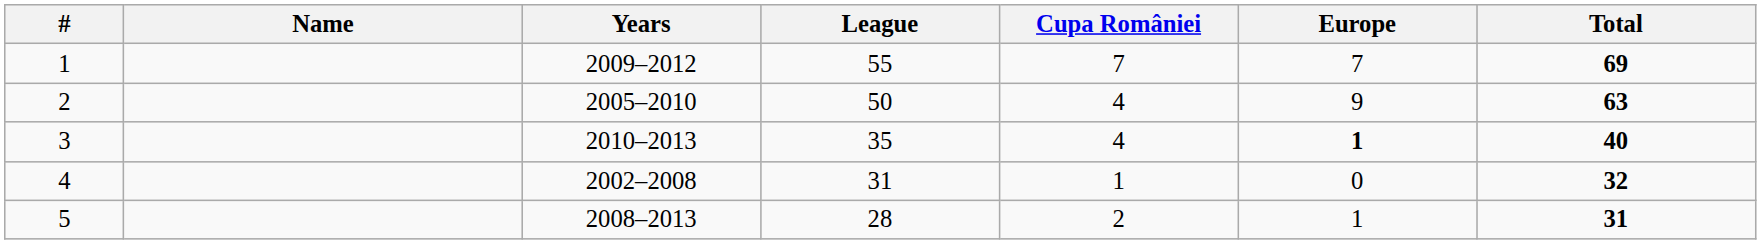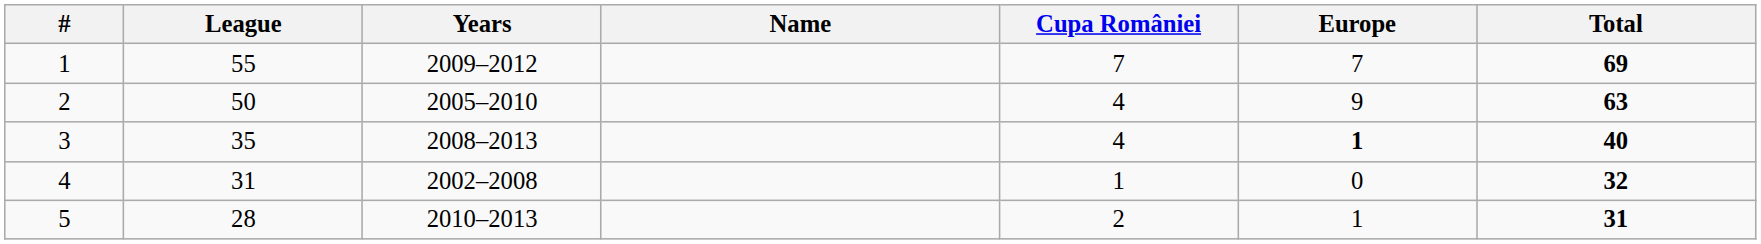columns swapped: (323, 24) <-> (880, 24)
(641, 141) 2010–2013 -> (482, 141) 2008–2013
(641, 219) 2008–2013 -> (482, 219) 2010–2013
